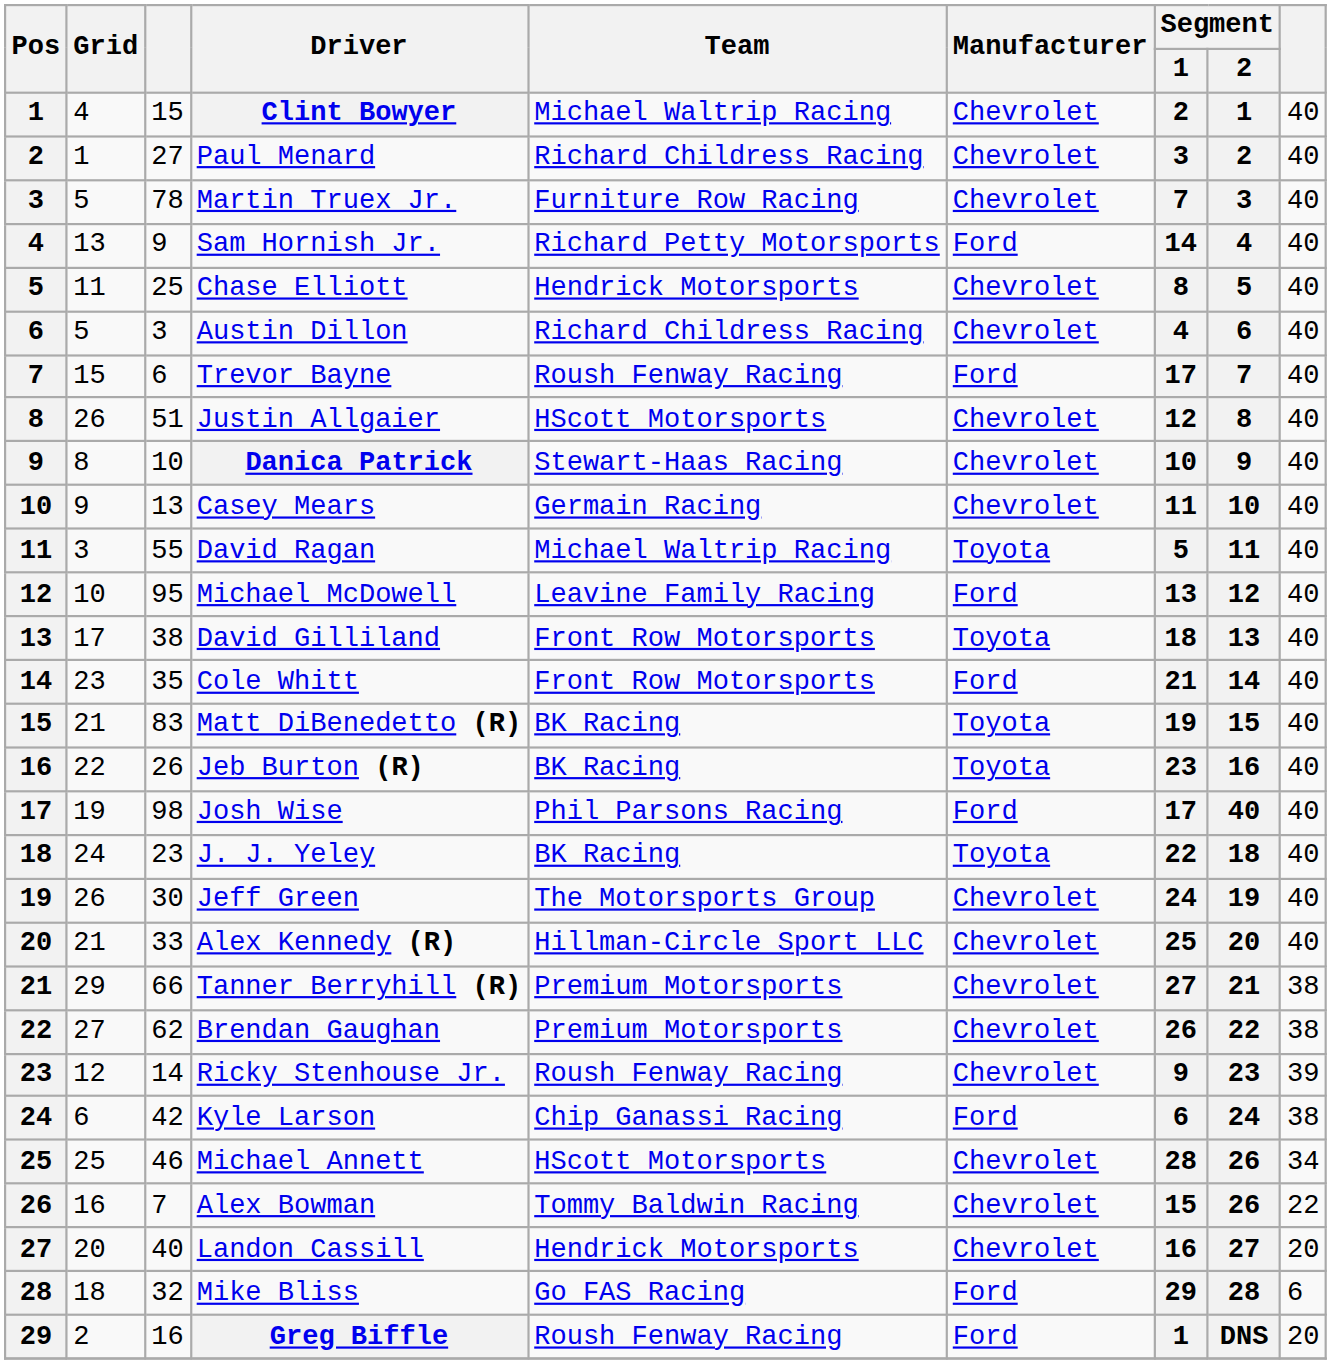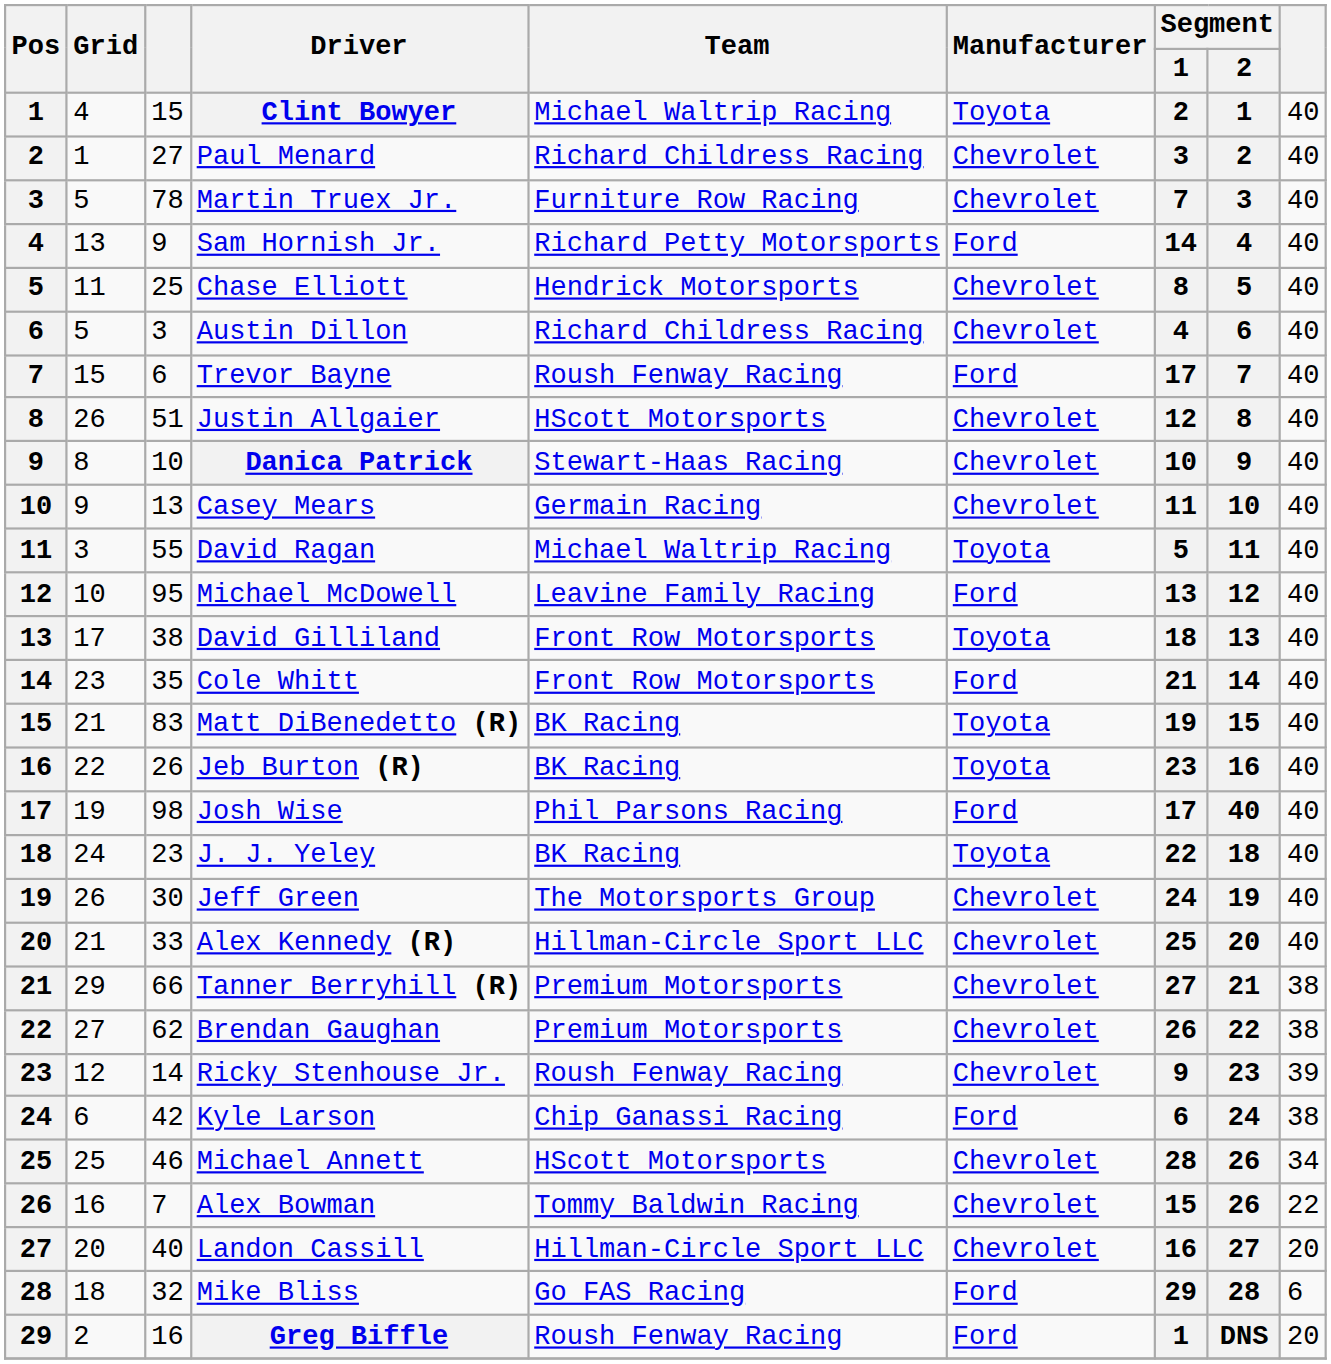(1026, 115) Chevrolet -> (1001, 115) Toyota
(696, 1250) Hendrick Motorsports -> (729, 1250) Hillman-Circle Sport LLC
